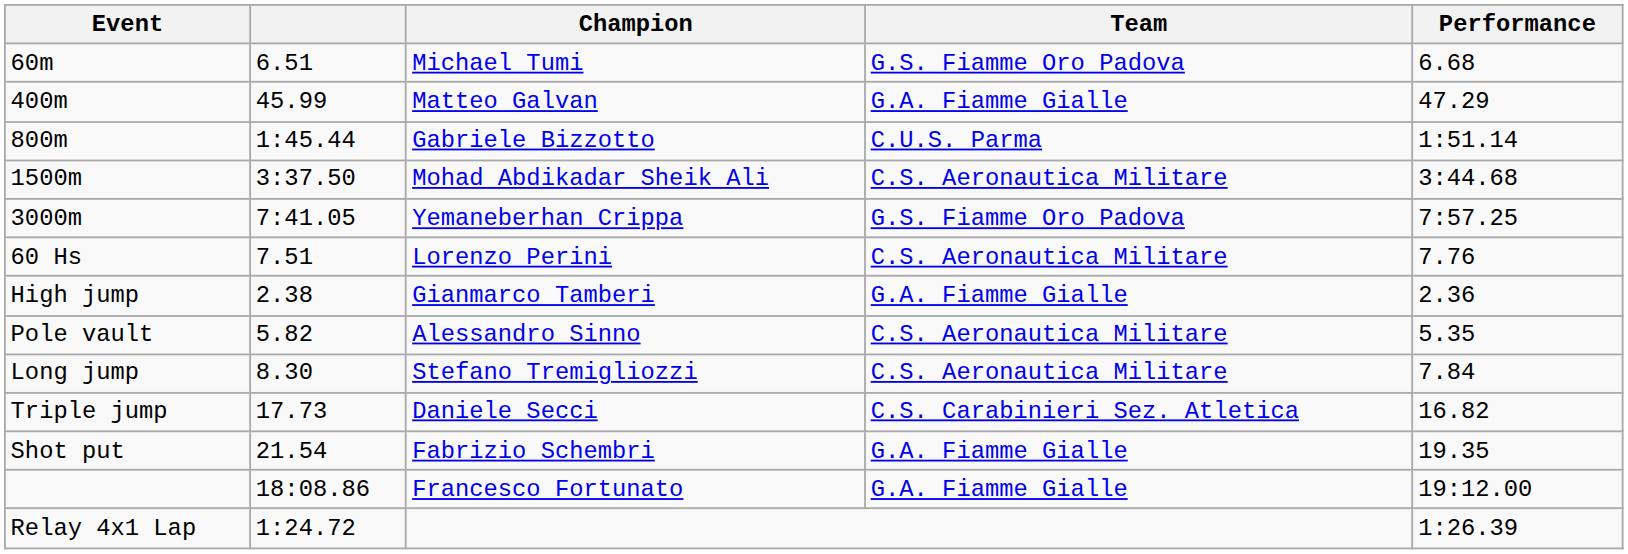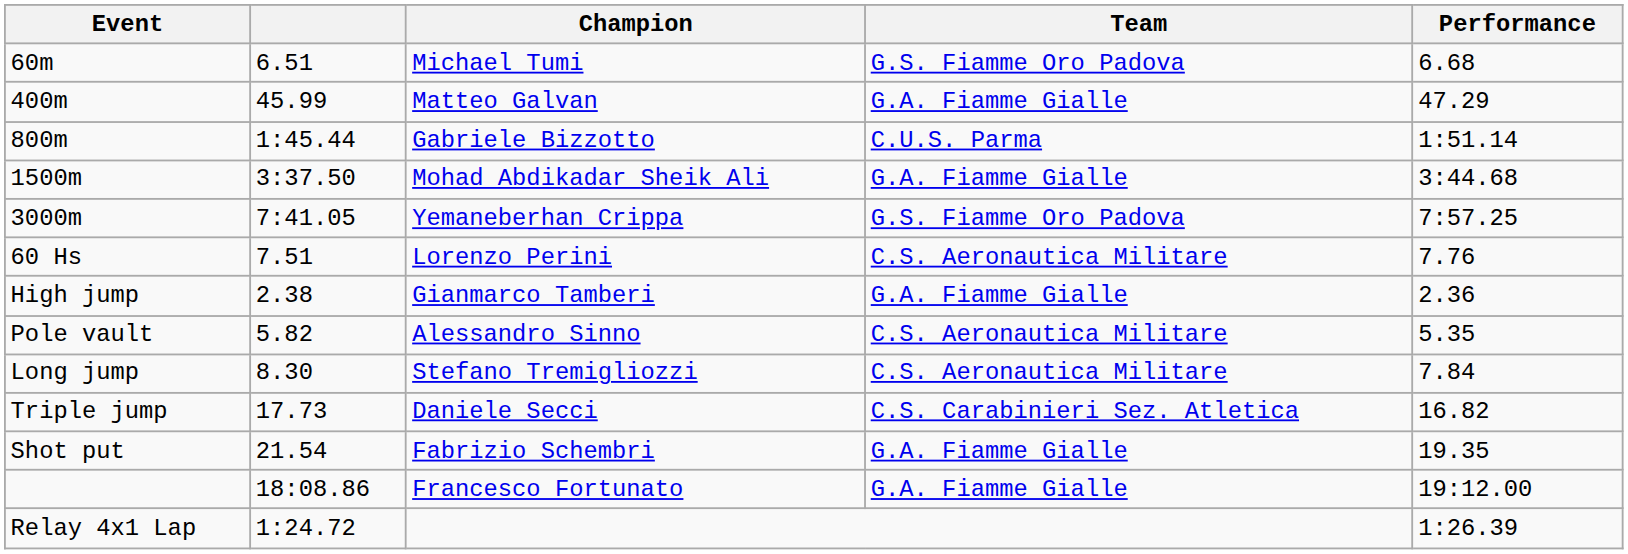(1049, 179) C.S. Aeronautica Militare -> (999, 179) G.A. Fiamme Gialle
